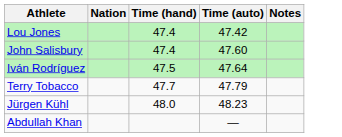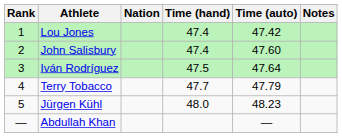+ column: (21, 13)
